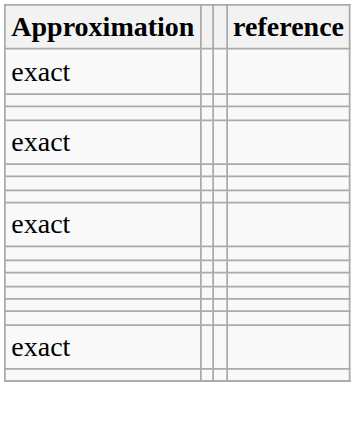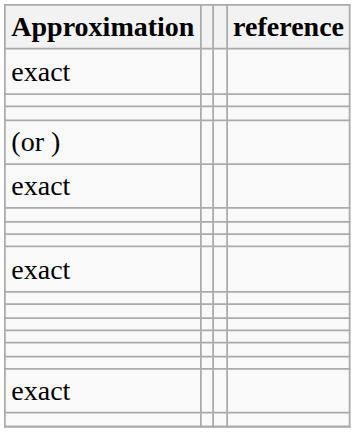+ row: (36, 141)
